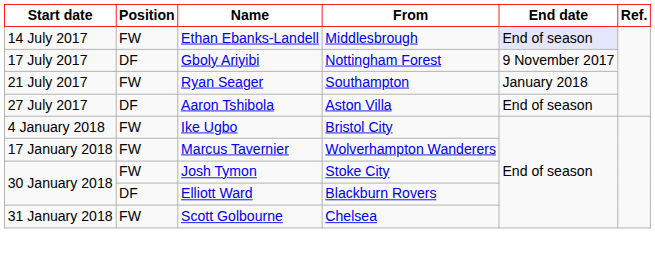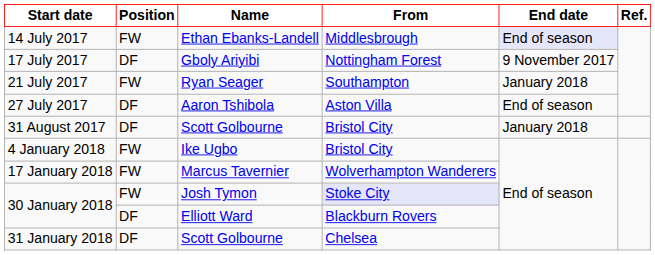+ row: (57, 127)
(357, 171) no background -> (357, 194) lavender background
(130, 216) FW -> (128, 238) DF
